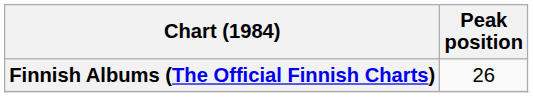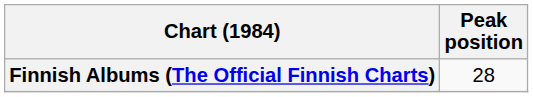(484, 75) 26 -> (484, 75) 28
